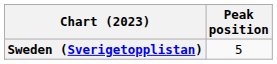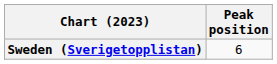(239, 49) 5 -> (239, 49) 6
